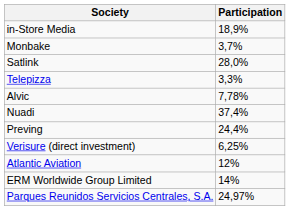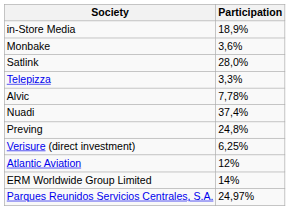(230, 46) 3,7% -> (230, 46) 3,6%
(233, 130) 24,4% -> (233, 130) 24,8%
